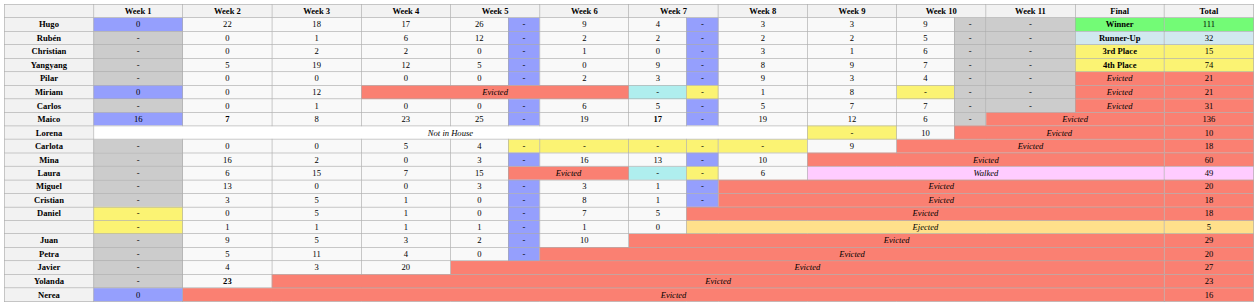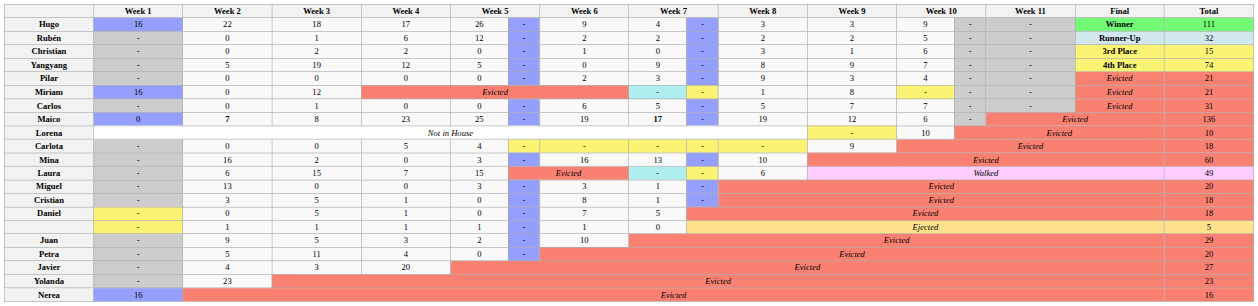(138, 24) 0 -> (138, 24) 16
(138, 92) 0 -> (138, 92) 16
(138, 119) 16 -> (138, 119) 0
(227, 281) bold -> (227, 281) normal
(138, 294) 0 -> (138, 294) 16
